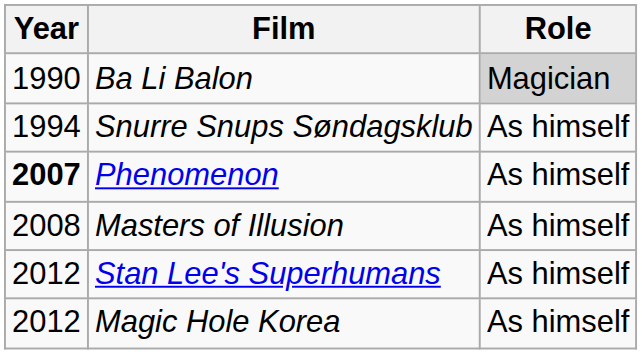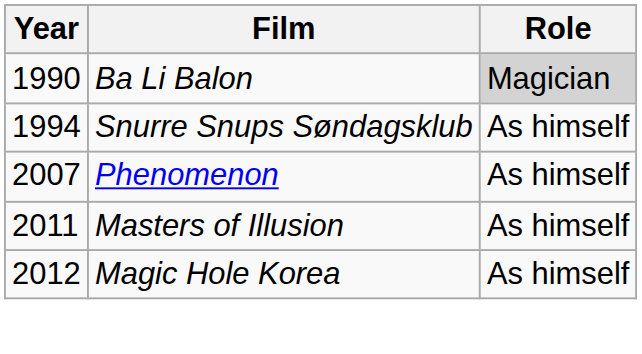(46, 175) bold -> (46, 175) normal
(46, 224) 2008 -> (45, 224) 2011
- row: (268, 273)
